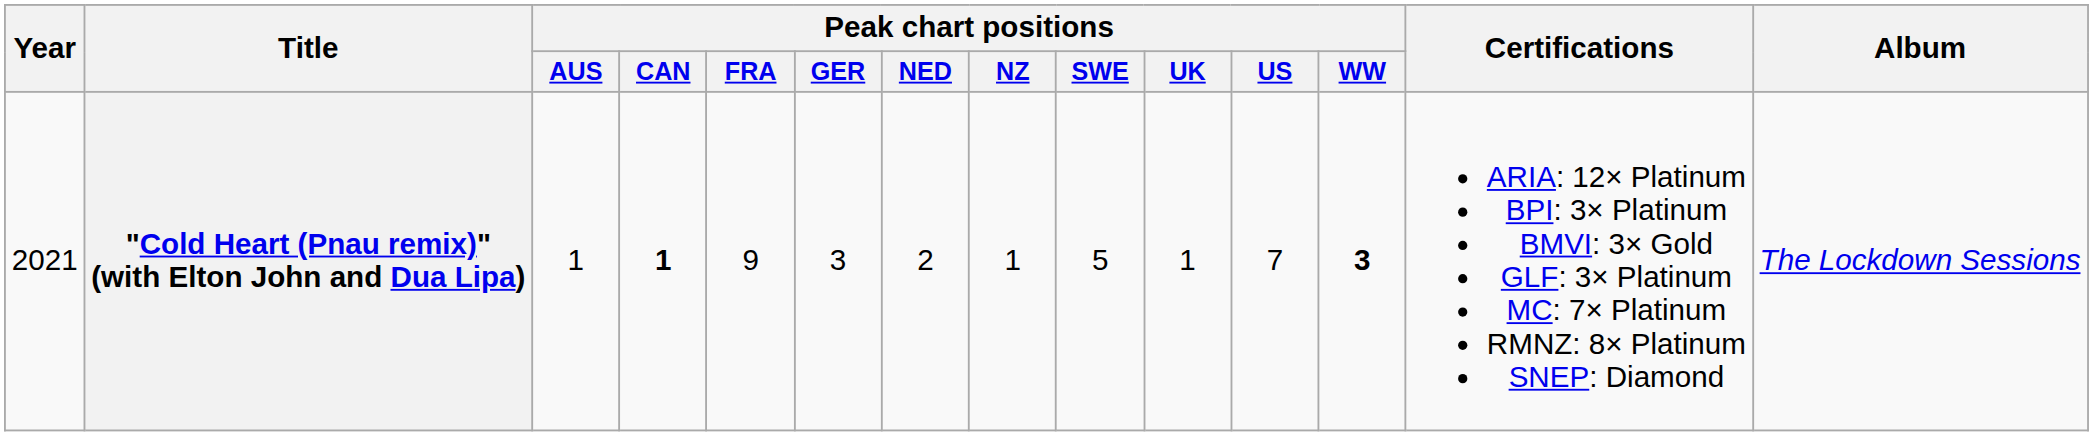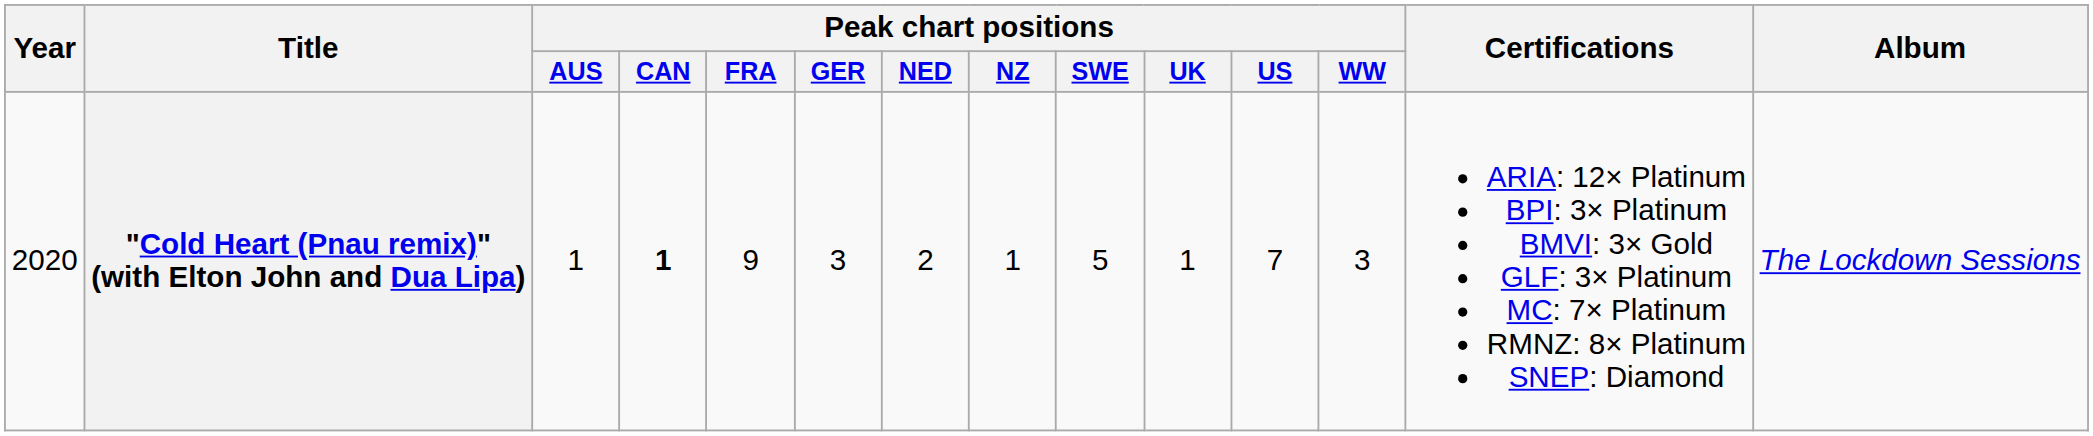(45, 260) 2021 -> (45, 260) 2020
(1362, 260) bold -> (1362, 260) normal
